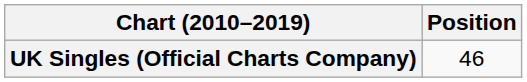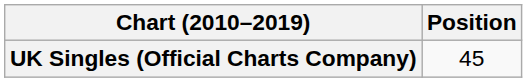(472, 58) 46 -> (472, 58) 45
